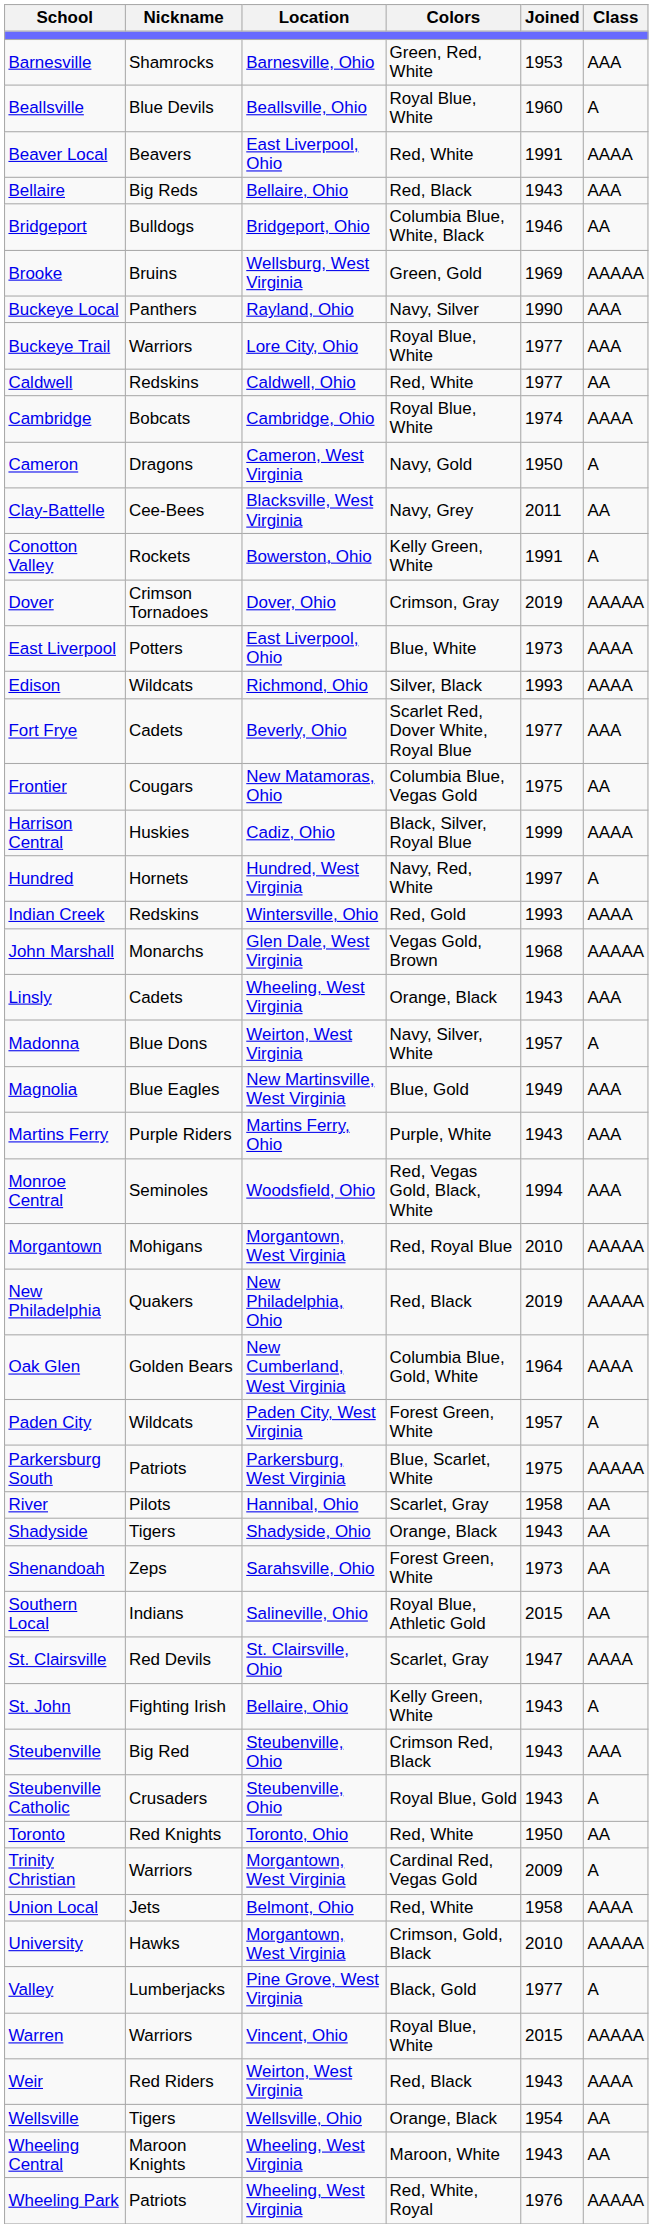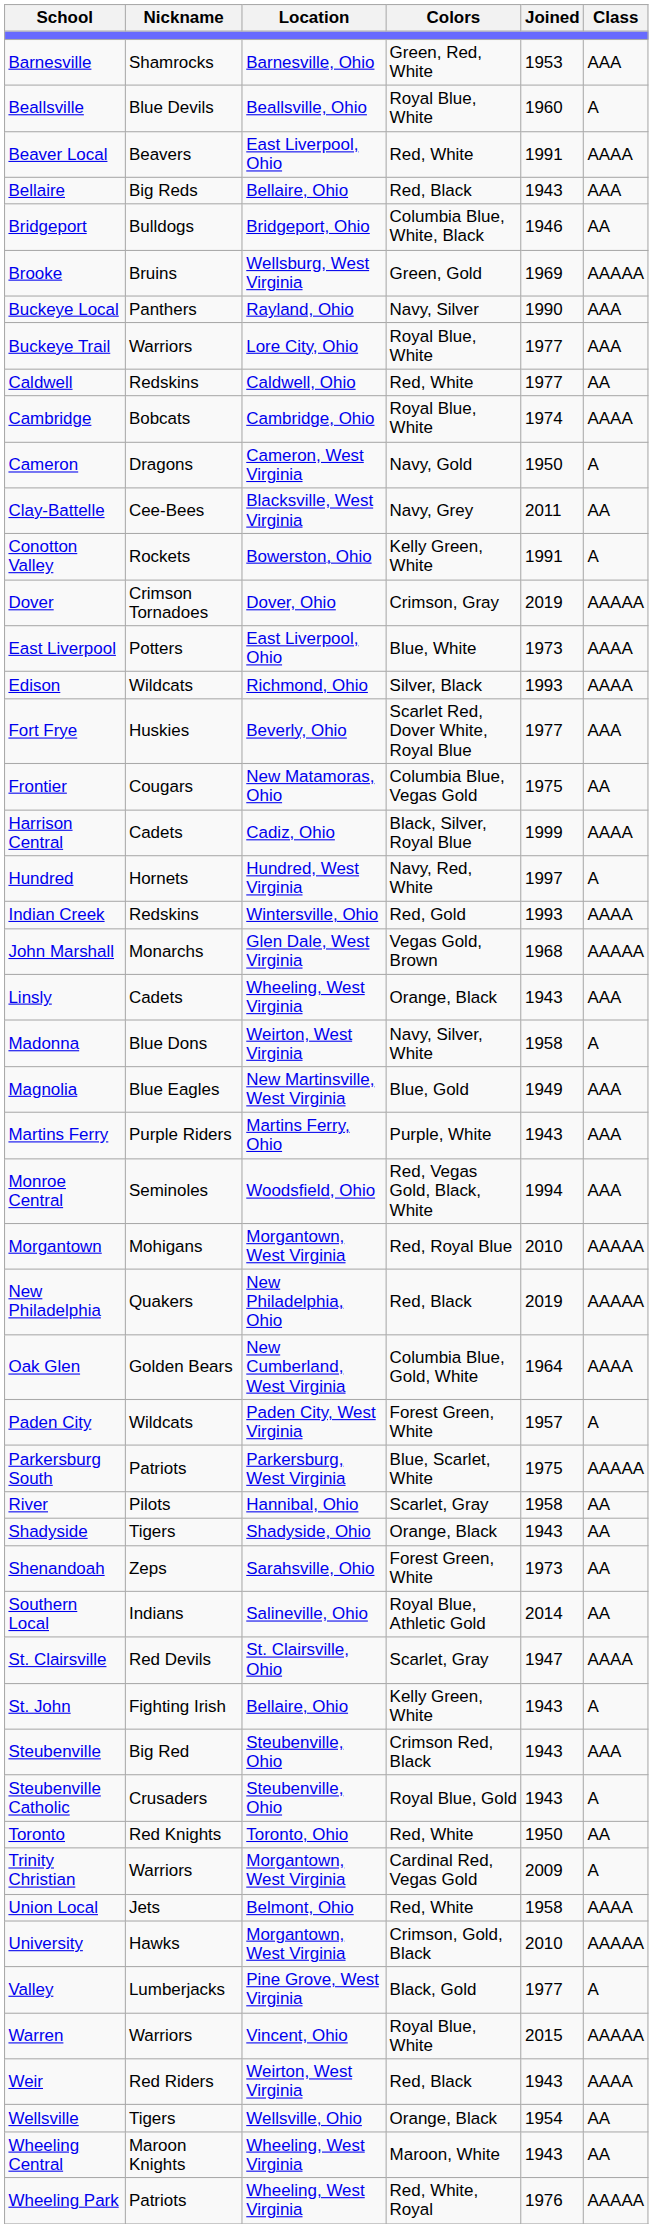(156, 731) Cadets -> (159, 731) Huskies
(159, 832) Huskies -> (156, 832) Cadets
(544, 1043) 1957 -> (544, 1043) 1958
(544, 1614) 2015 -> (544, 1614) 2014
